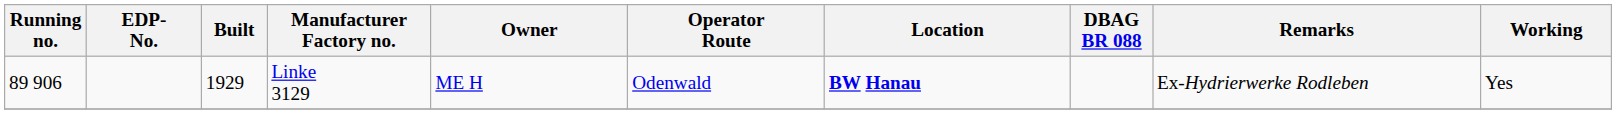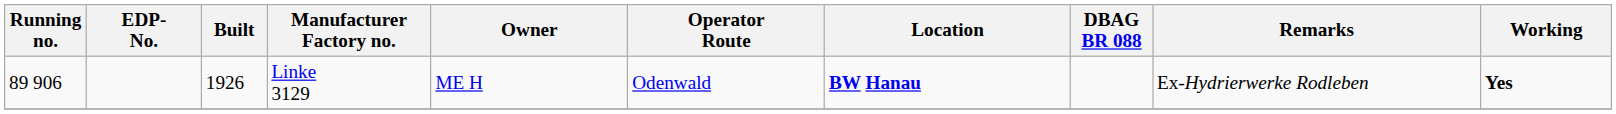(225, 82) 1929 -> (225, 82) 1926
(1499, 82) normal -> (1499, 82) bold
